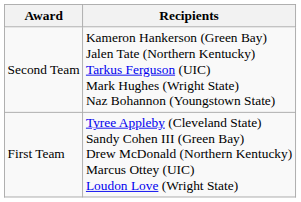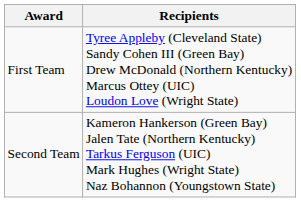rows swapped: (36, 154) <-> (44, 69)
